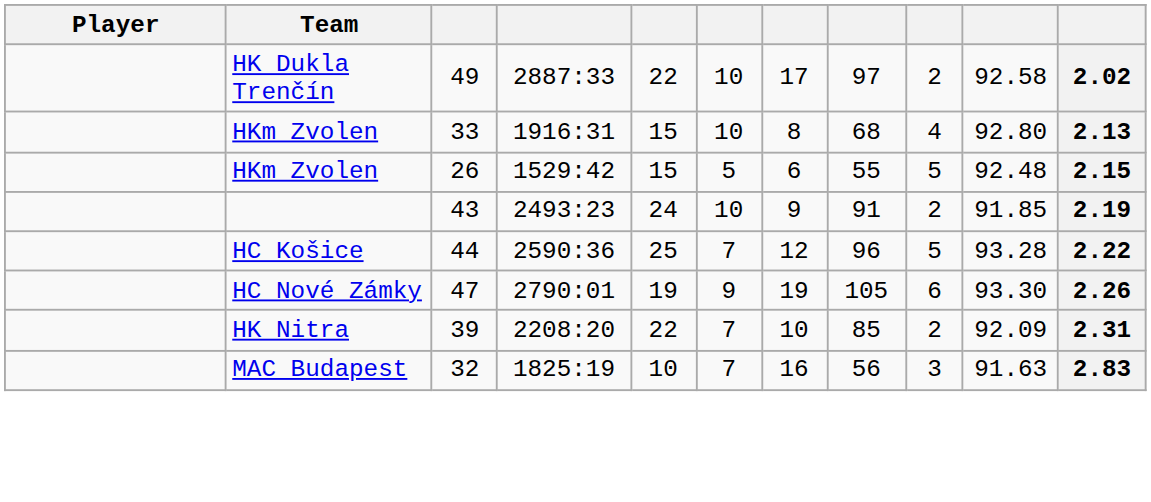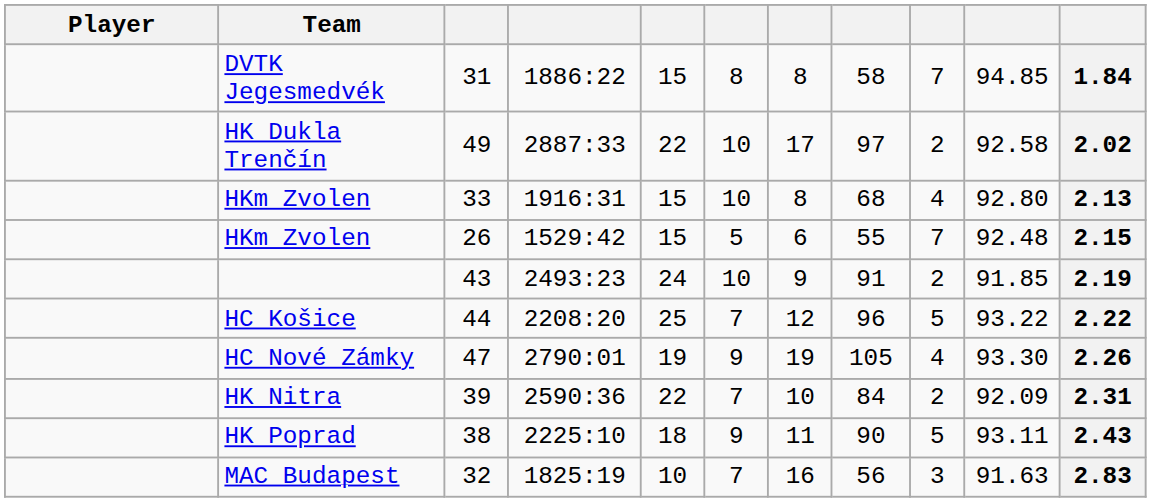+ row: (305, 78)
(934, 172) 5 -> (937, 239) 7
(564, 251) 2590:36 -> (575, 319) 2208:20
(1011, 251) 93.28 -> (1012, 319) 93.22
(934, 291) 6 -> (937, 358) 4
(564, 330) 2208:20 -> (575, 398) 2590:36
(866, 330) 85 -> (871, 398) 84
+ row: (290, 437)
